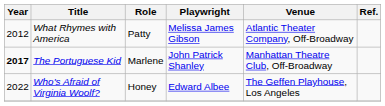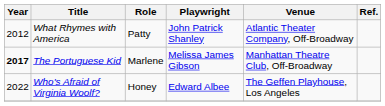(201, 33) Melissa James Gibson -> (195, 33) John Patrick Shanley
(195, 60) John Patrick Shanley -> (201, 60) Melissa James Gibson
